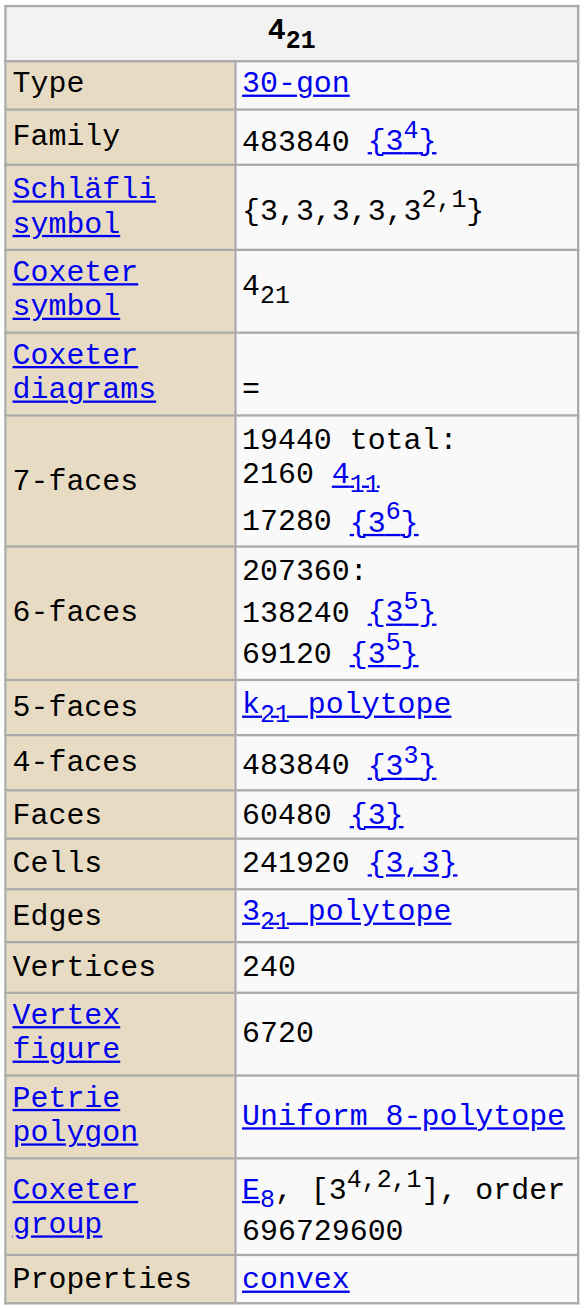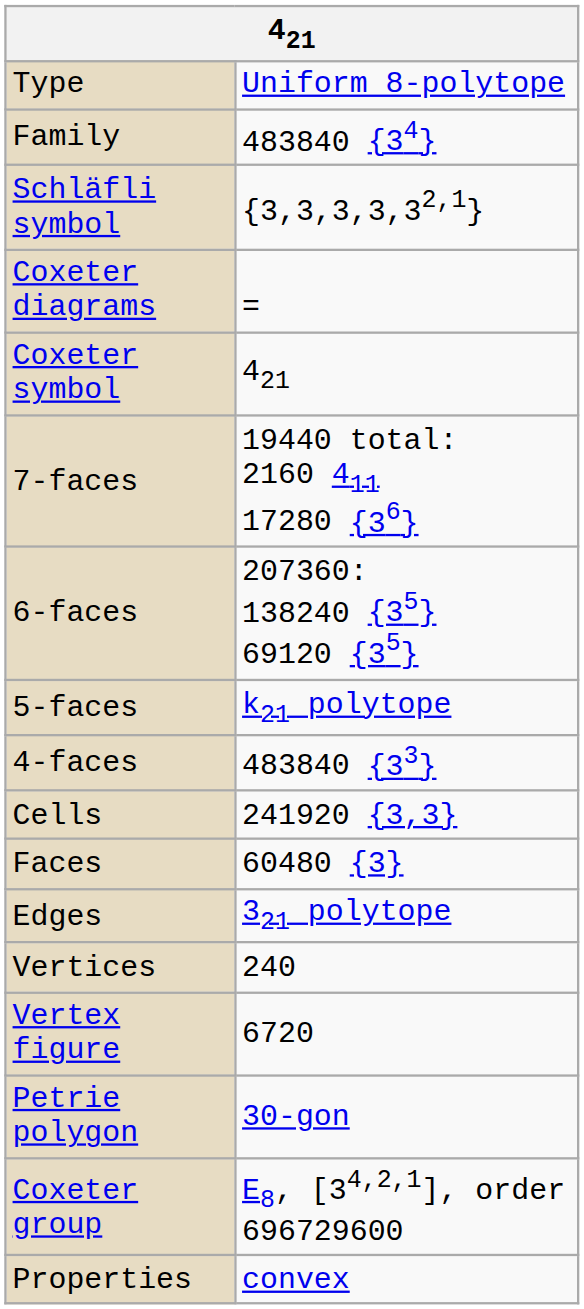(296, 85) 30-gon -> (404, 85) Uniform 8-polytope
rows swapped: (75, 291) <-> (84, 374)
rows swapped: (57, 864) <-> (57, 815)
(404, 1117) Uniform 8-polytope -> (296, 1117) 30-gon
